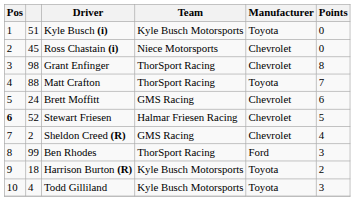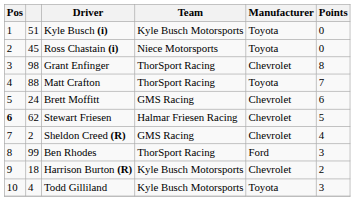(270, 47) Chevrolet -> (263, 47) Toyota
(33, 117) 52 -> (33, 117) 62
(263, 169) Toyota -> (270, 169) Chevrolet
